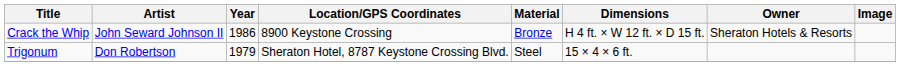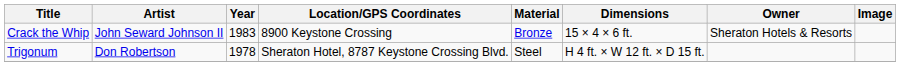(242, 33) 1986 -> (242, 33) 1983
(635, 33) H 4 ft. × W 12 ft. × D 15 ft. -> (599, 33) 15 × 4 × 6 ft.
(242, 52) 1979 -> (242, 52) 1978
(599, 52) 15 × 4 × 6 ft. -> (635, 52) H 4 ft. × W 12 ft. × D 15 ft.
